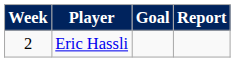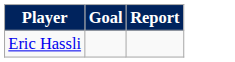- column: (28, 17)
